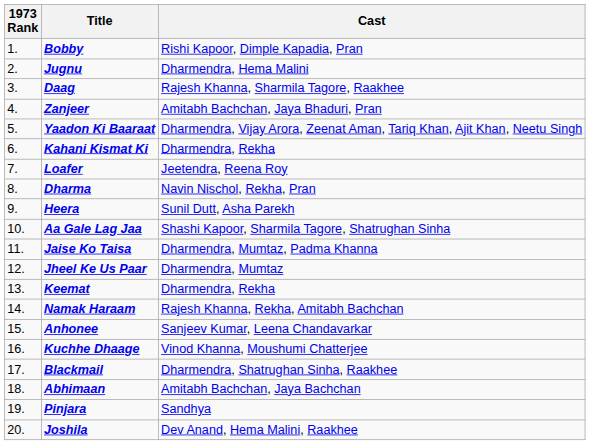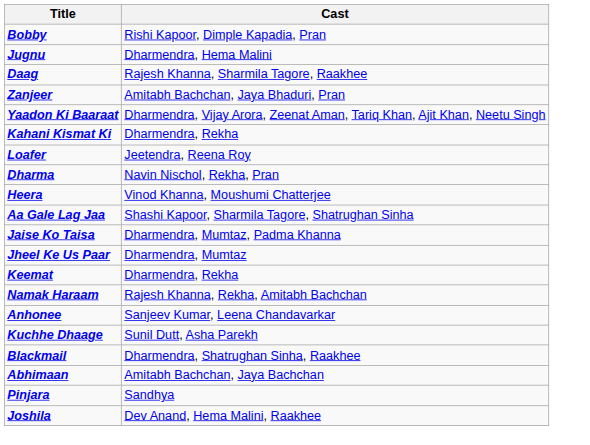- column: (23, 21)
(228, 209) Sunil Dutt, Asha Parekh -> (228, 194) Vinod Khanna, Moushumi Chatterjee
(264, 349) Vinod Khanna, Moushumi Chatterjee -> (191, 335) Sunil Dutt, Asha Parekh
